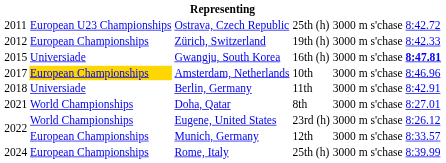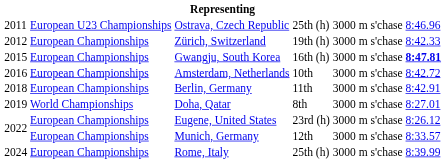(423, 25) 8:42.72 -> (423, 25) 8:46.96
(58, 57) Universiade -> (89, 57) European Championships
(16, 73) 2017 -> (16, 73) 2016
(89, 73) gold background -> (89, 73) no background
(423, 73) 8:46.96 -> (423, 73) 8:42.72
(58, 88) Universiade -> (89, 88) European Championships
(16, 104) 2021 -> (16, 104) 2019
(82, 120) World Championships -> (89, 120) European Championships
